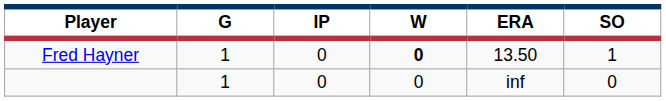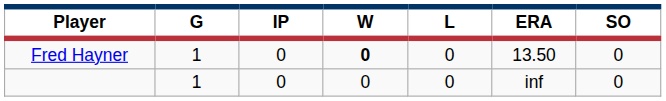+ column: (450, 22)
(612, 54) 1 -> (618, 54) 0
